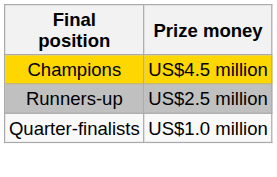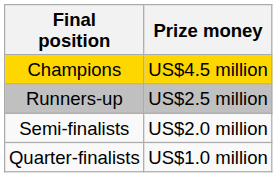+ row: (74, 128)
